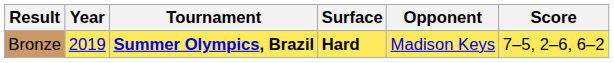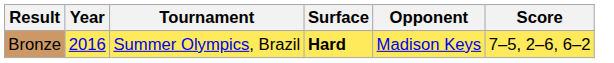(87, 44) 2019 -> (87, 44) 2016
(214, 44) bold -> (207, 44) normal
